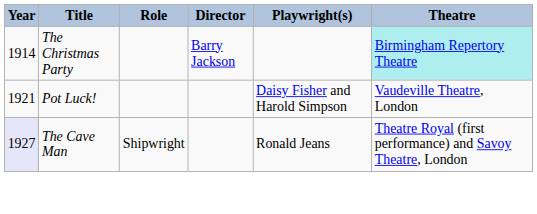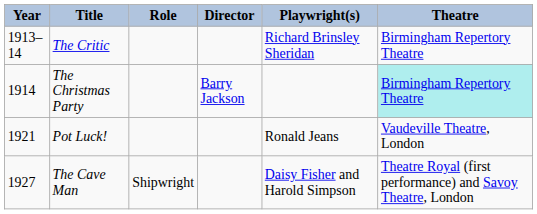+ row: (81, 45)
(303, 98) Daisy Fisher and Harold Simpson -> (302, 136) Ronald Jeans
(22, 144) lavender background -> (22, 182) no background
(293, 144) Ronald Jeans -> (312, 182) Daisy Fisher and Harold Simpson
